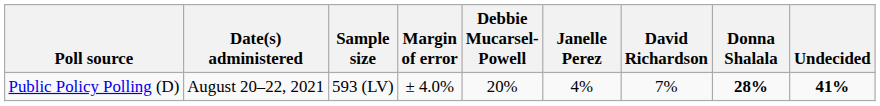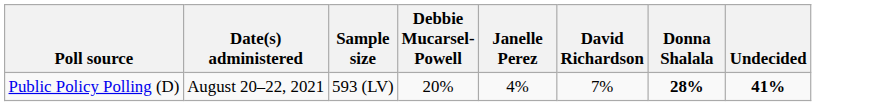- column: (430, 48)
